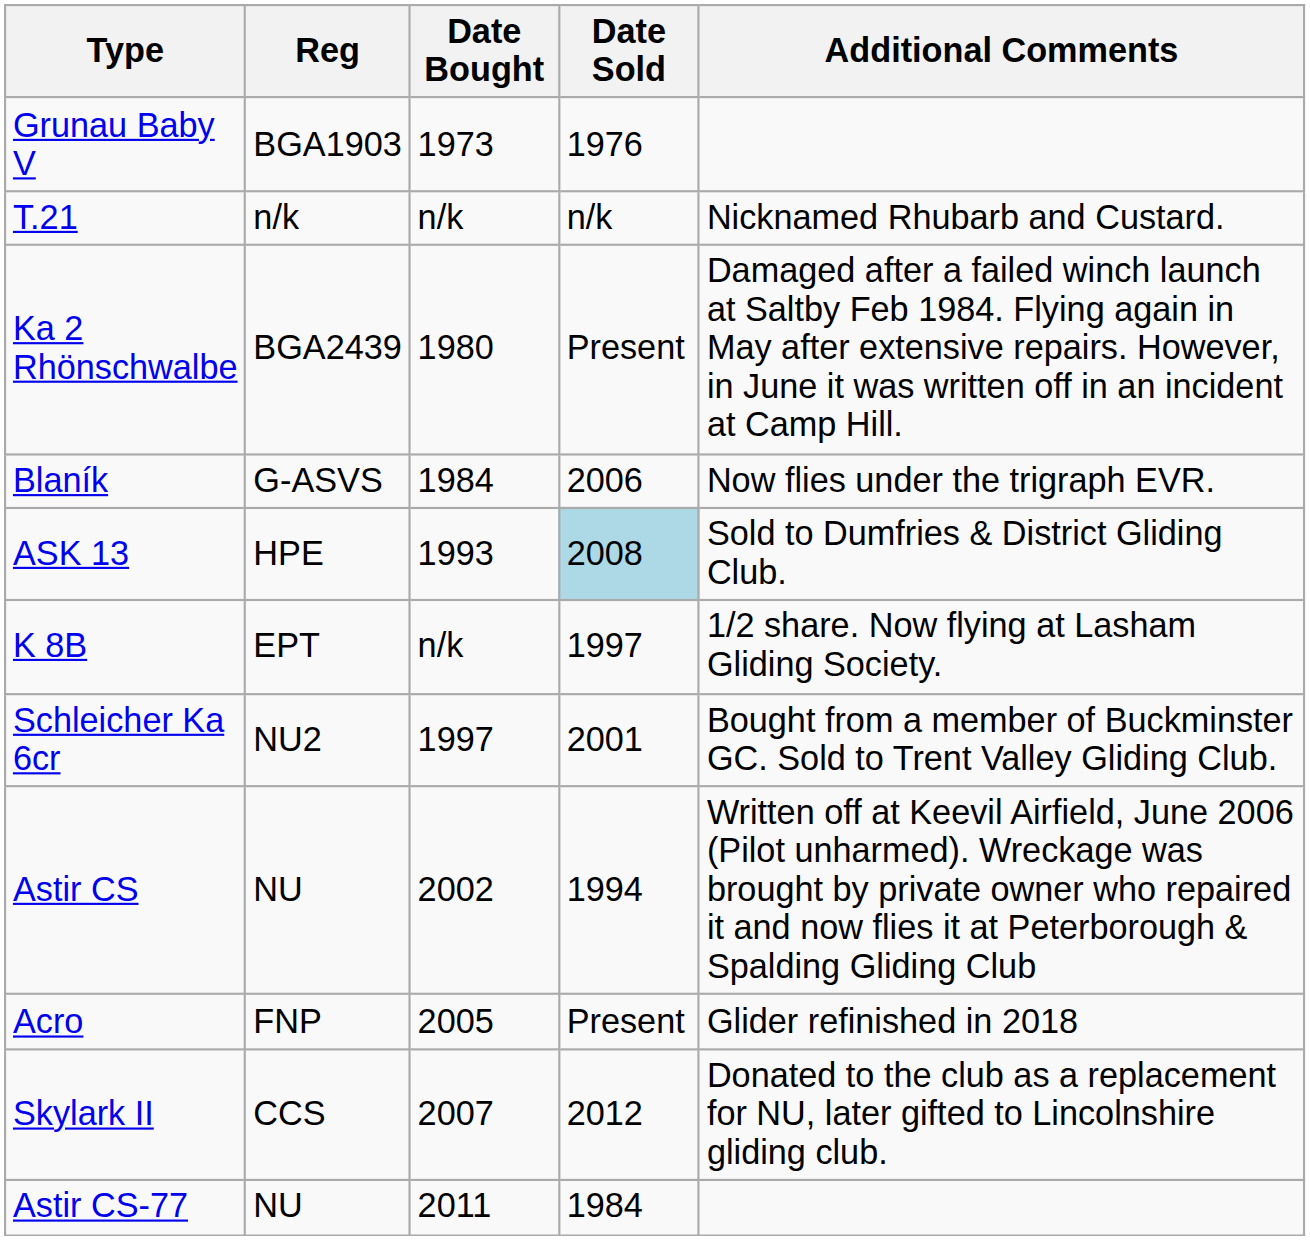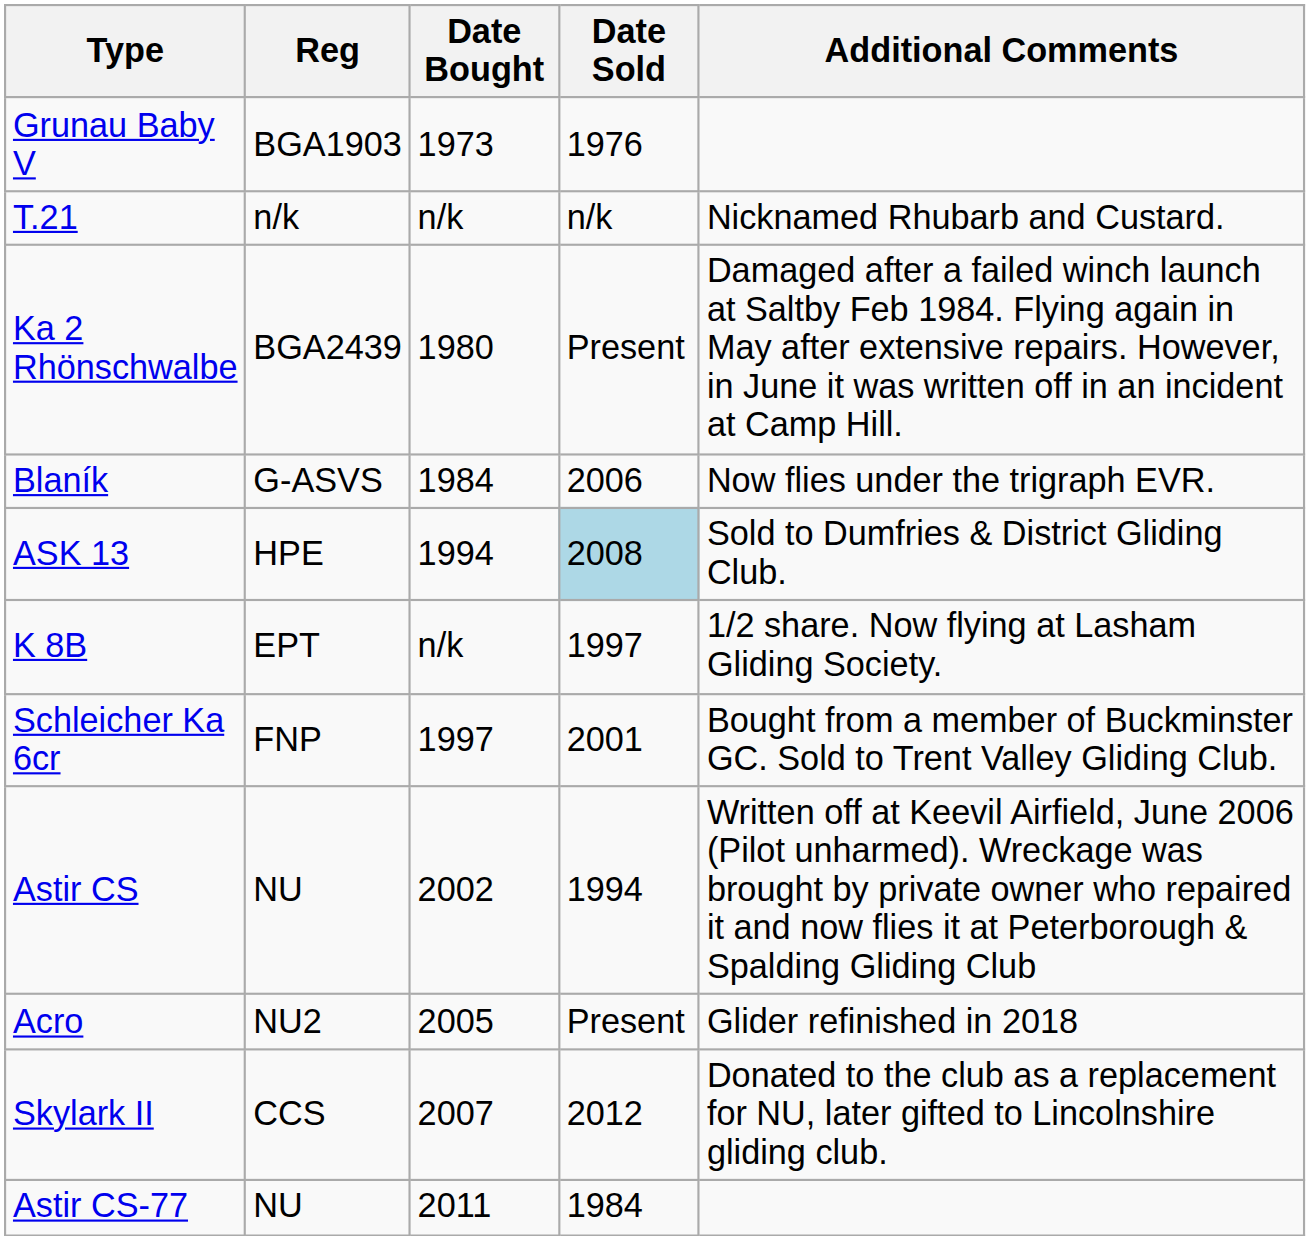(456, 553) 1993 -> (456, 553) 1994
(288, 739) NU2 -> (288, 739) FNP
(288, 1021) FNP -> (288, 1021) NU2
